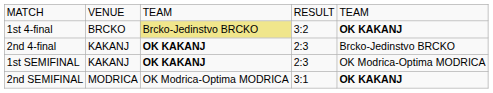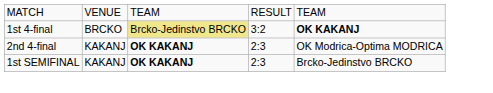(397, 46) Brcko-Jedinstvo BRCKO -> (370, 46) OK Modrica-Optima MODRICA
(412, 63) OK Modrica-Optima MODRICA -> (354, 63) Brcko-Jedinstvo BRCKO
- row: (45, 79)
